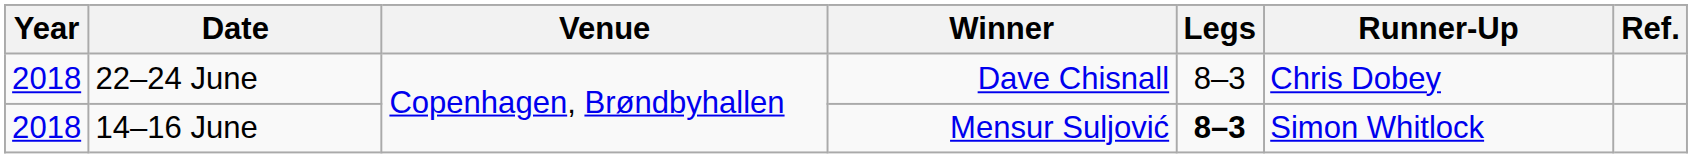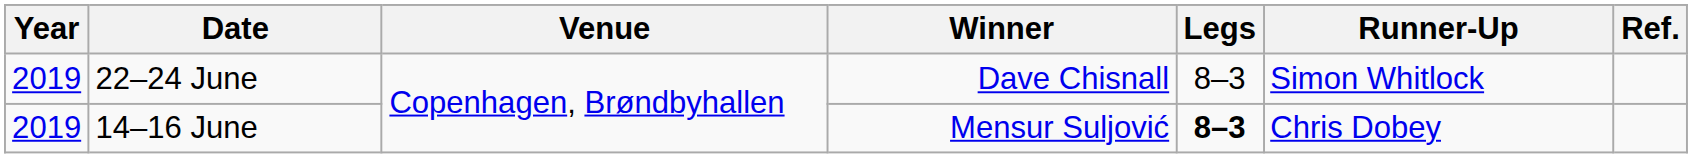(47, 78) 2018 -> (47, 78) 2019
(1356, 78) Chris Dobey -> (1377, 78) Simon Whitlock
(47, 127) 2018 -> (47, 127) 2019
(1377, 127) Simon Whitlock -> (1356, 127) Chris Dobey
